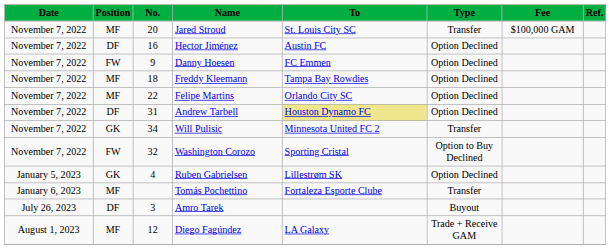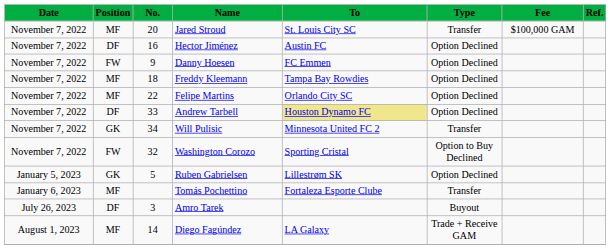(153, 112) 31 -> (153, 112) 33
(153, 174) 4 -> (153, 174) 5
(153, 230) 12 -> (153, 230) 14
